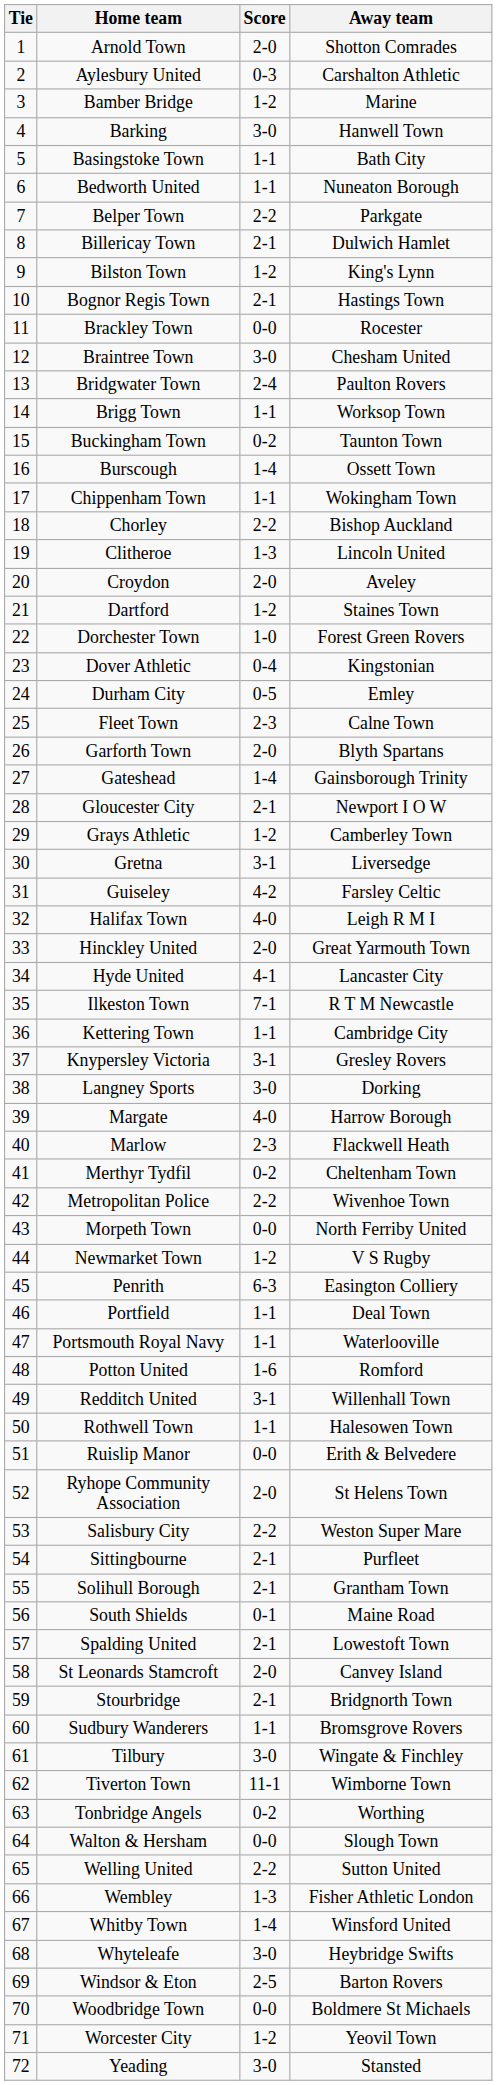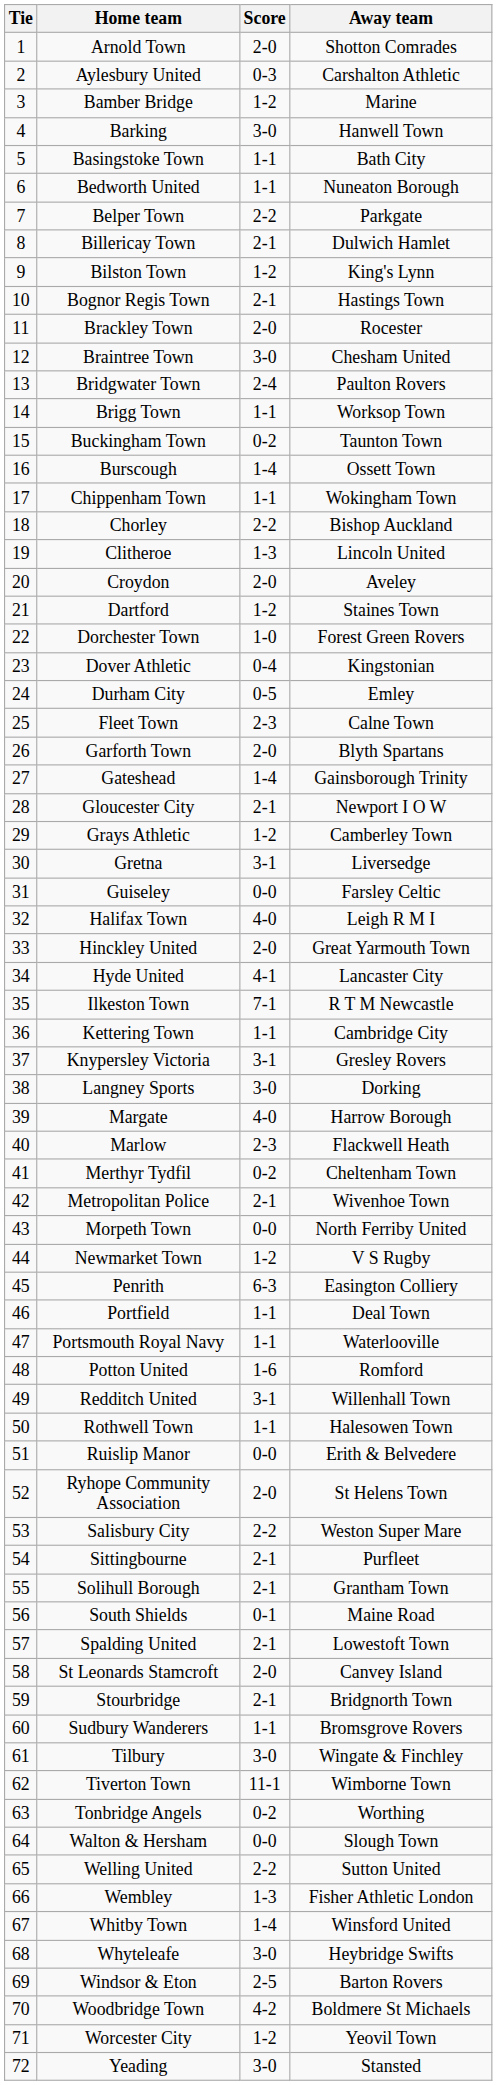(265, 328) 0-0 -> (265, 328) 2-0
(265, 891) 4-2 -> (265, 891) 0-0
(265, 1201) 2-2 -> (265, 1201) 2-1
(265, 2010) 0-0 -> (265, 2010) 4-2
